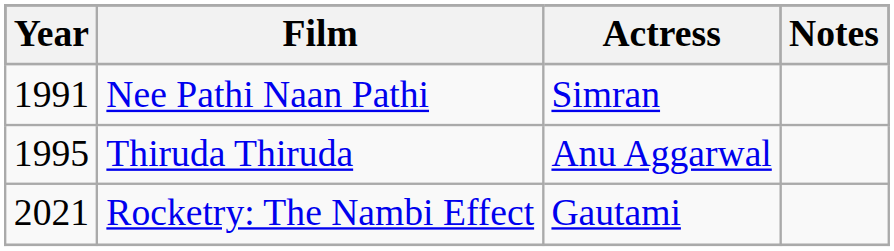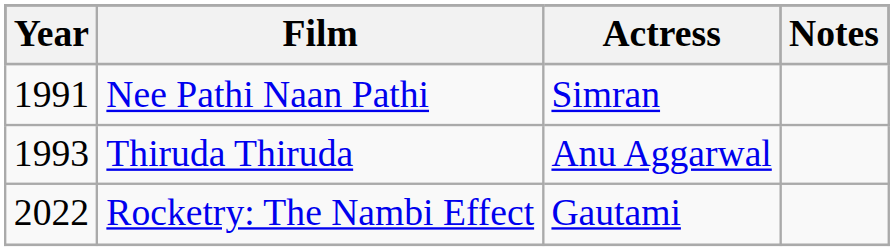(51, 153) 1995 -> (51, 153) 1993
(51, 213) 2021 -> (51, 213) 2022
